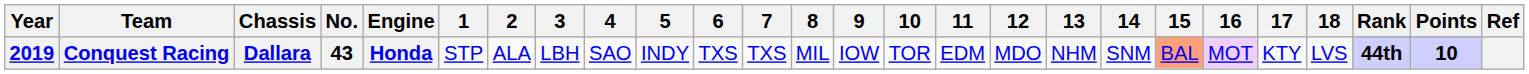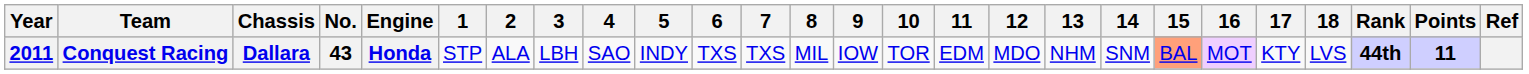(32, 53) 2019 -> (31, 53) 2011
(1446, 53) 10 -> (1445, 53) 11
